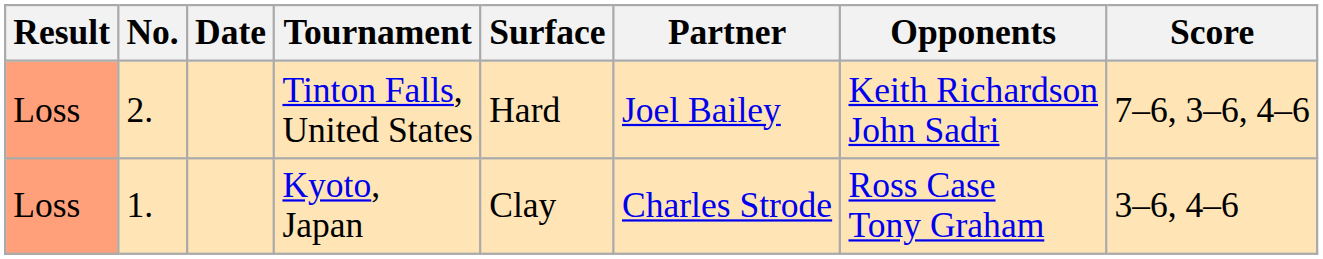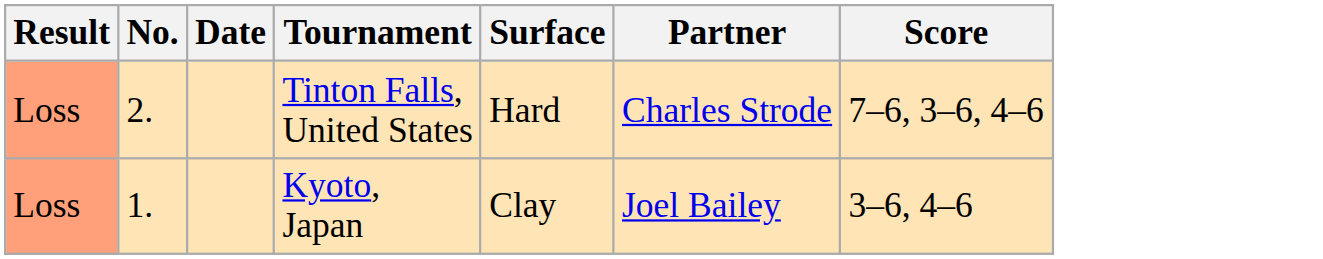- column: (973, 32)
(701, 108) Joel Bailey -> (727, 108) Charles Strode
(727, 205) Charles Strode -> (701, 205) Joel Bailey
